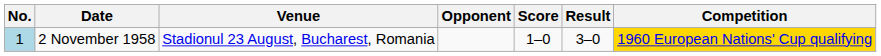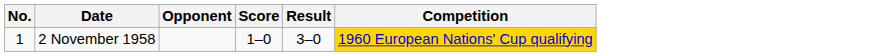- column: (298, 16)
(20, 39) lightblue background -> (20, 39) no background
